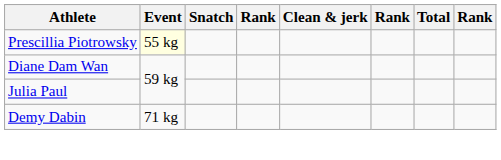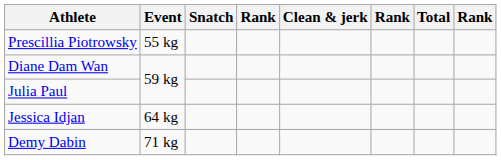(161, 42) lightyellow background -> (161, 42) no background
+ row: (46, 117)
